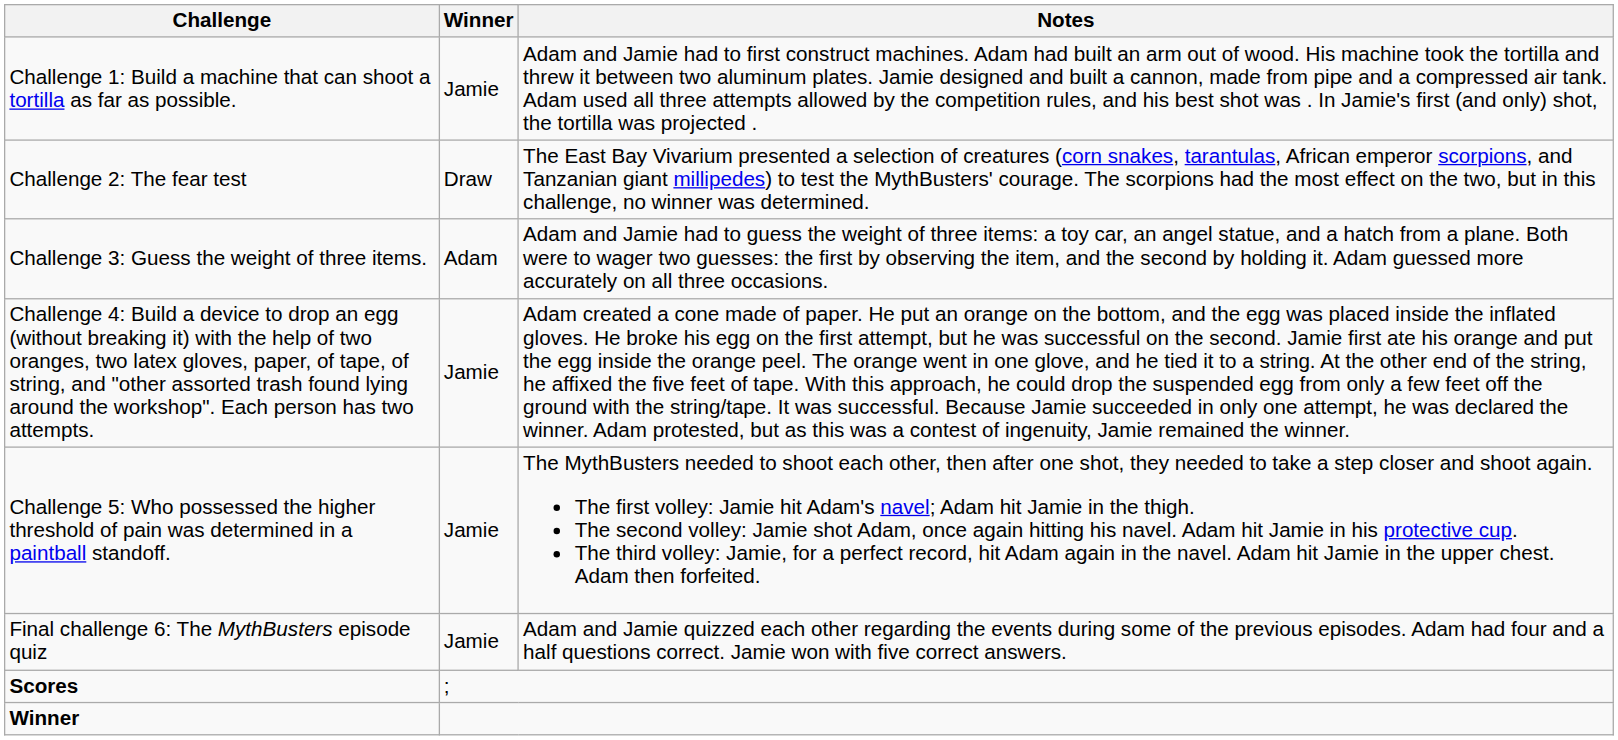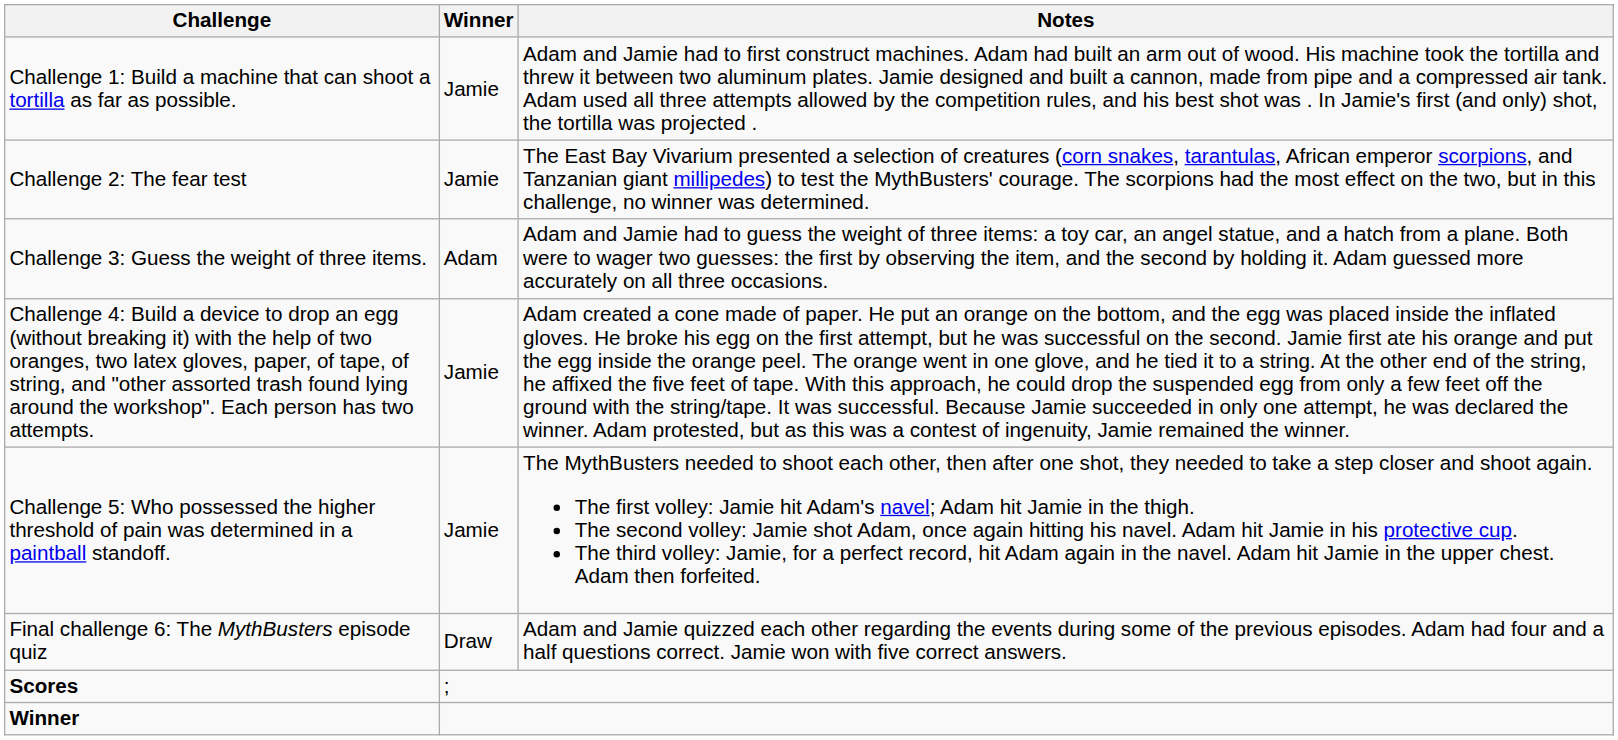(468, 179) Draw -> (471, 179) Jamie
(471, 641) Jamie -> (468, 641) Draw
